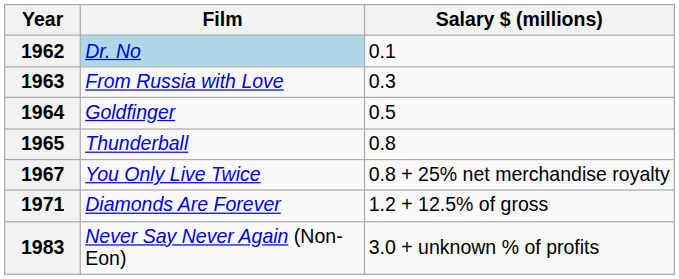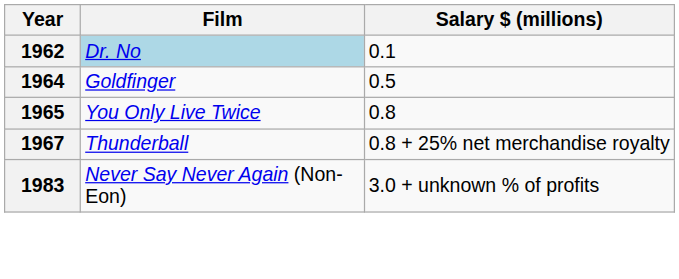- row: (43, 81)
(137, 143) Thunderball -> (173, 112) You Only Live Twice
(173, 174) You Only Live Twice -> (137, 143) Thunderball
- row: (43, 205)
